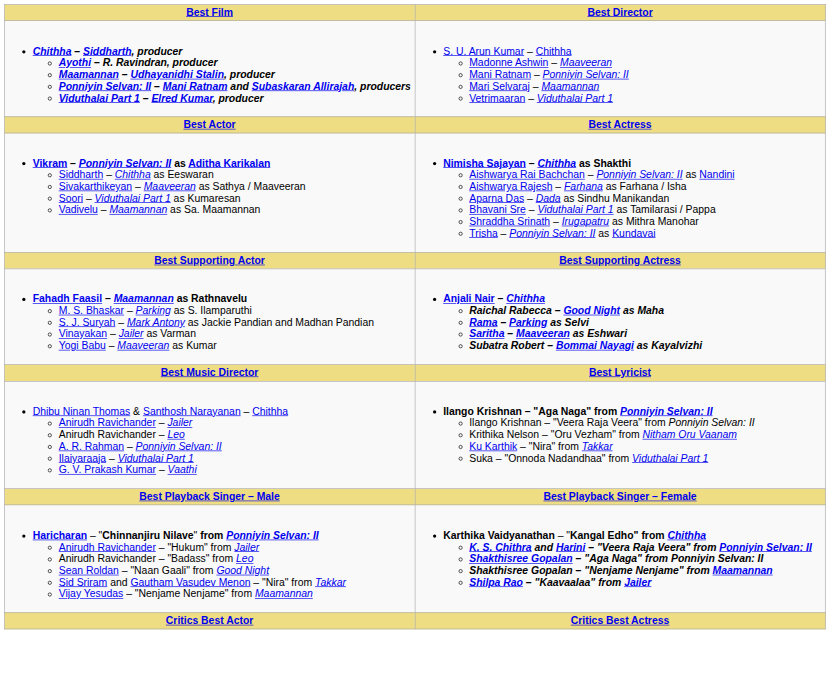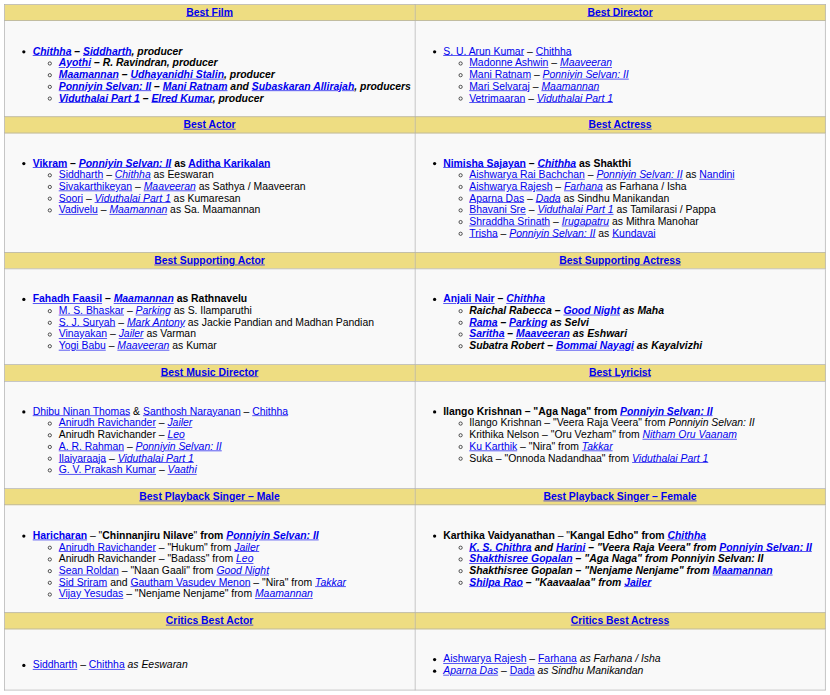+ row: (210, 665)
